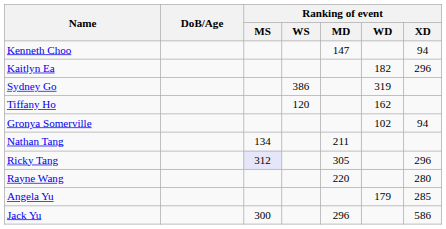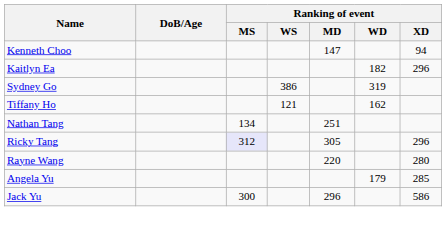(301, 105) 120 -> (289, 105) 121
- row: (49, 123)
(341, 141) 211 -> (332, 123) 251
